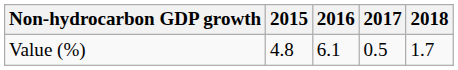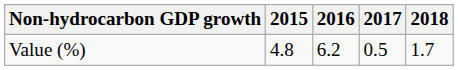(329, 49) 6.1 -> (329, 49) 6.2
